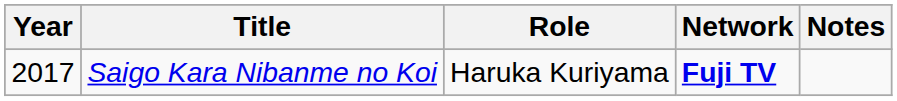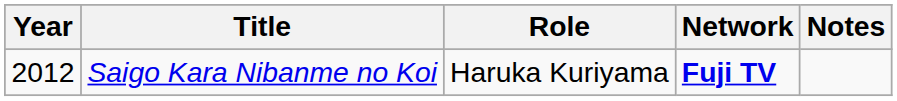(43, 71) 2017 -> (43, 71) 2012
